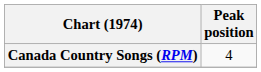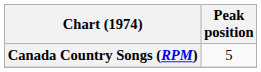(229, 55) 4 -> (229, 55) 5
